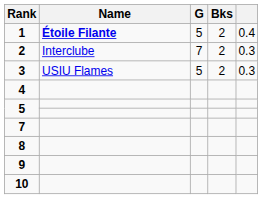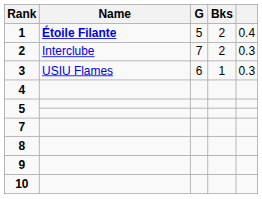(199, 71) 5 -> (199, 71) 6
(222, 71) 2 -> (222, 71) 1
